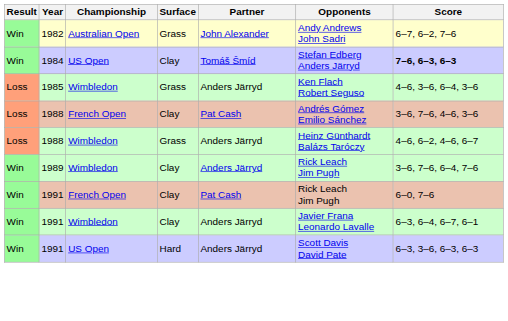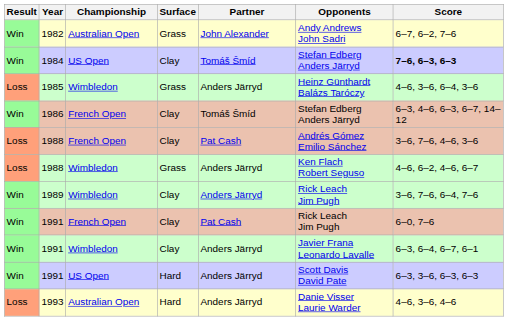(331, 87) Ken Flach Robert Seguso -> (334, 87) Heinz Günthardt Balázs Taróczy
+ row: (53, 114)
(334, 141) Heinz Günthardt Balázs Taróczy -> (331, 168) Ken Flach Robert Seguso
+ row: (53, 302)
